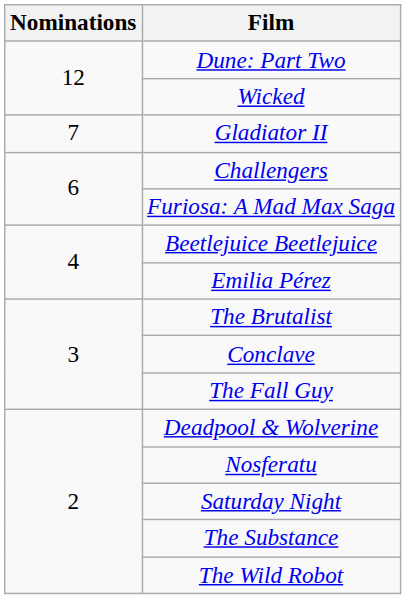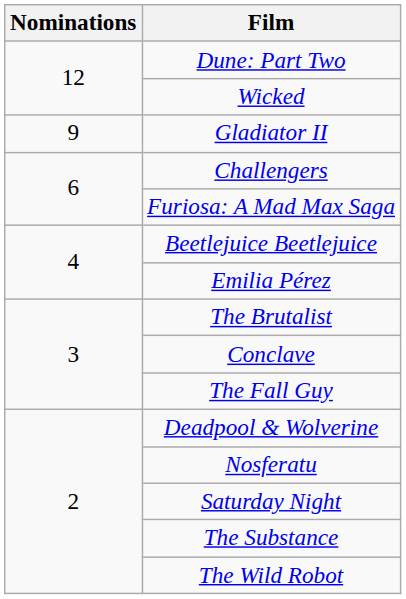(73, 133) 7 -> (73, 133) 9
